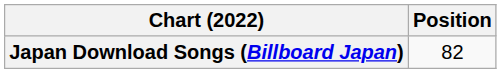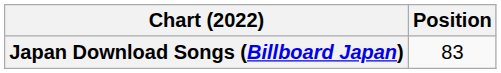(452, 52) 82 -> (452, 52) 83
